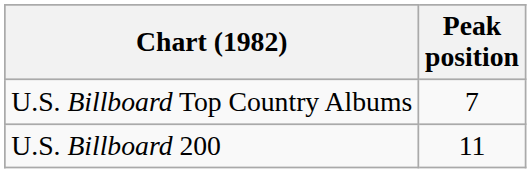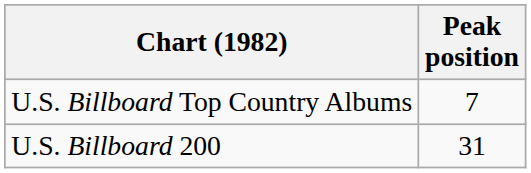(472, 145) 11 -> (472, 145) 31
